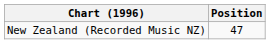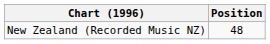(237, 30) 47 -> (237, 30) 48
